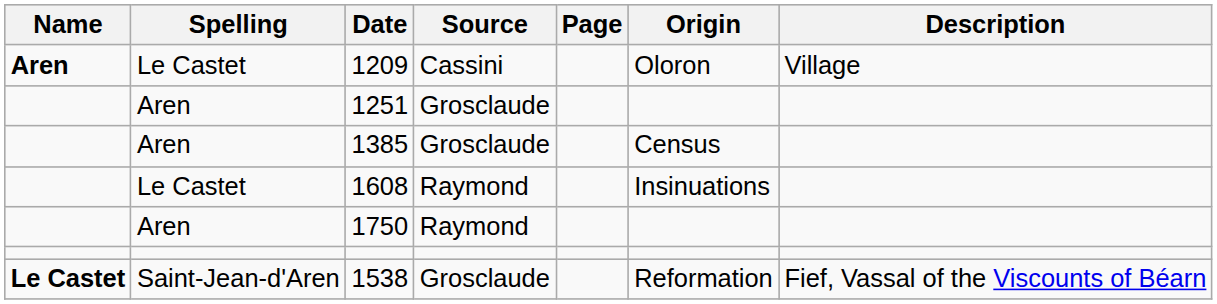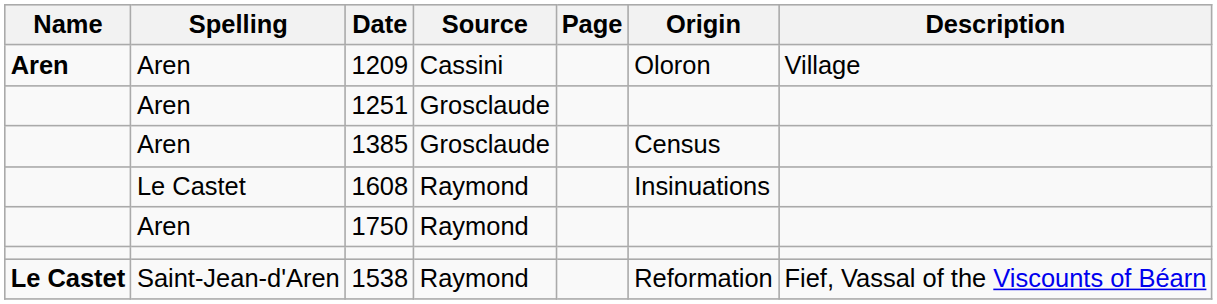(191, 65) Le Castet -> (164, 65) Aren
(485, 278) Grosclaude -> (474, 278) Raymond
